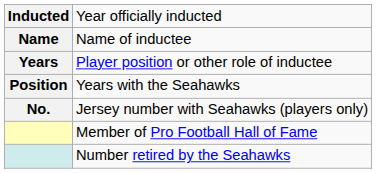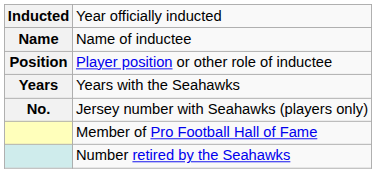(39, 62) Years -> (39, 62) Position
(39, 86) Position -> (39, 86) Years
